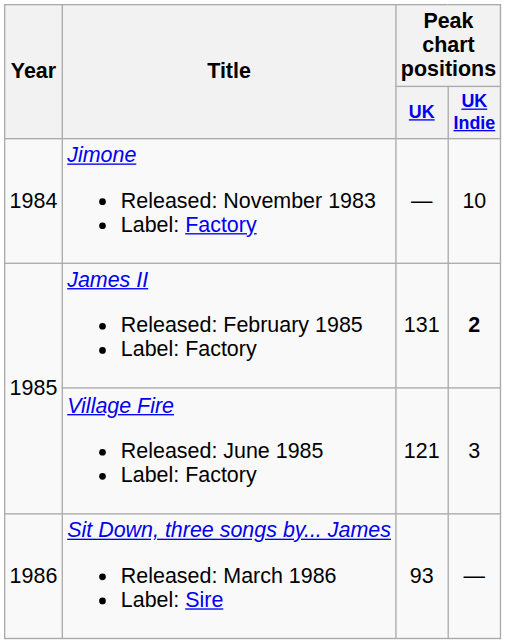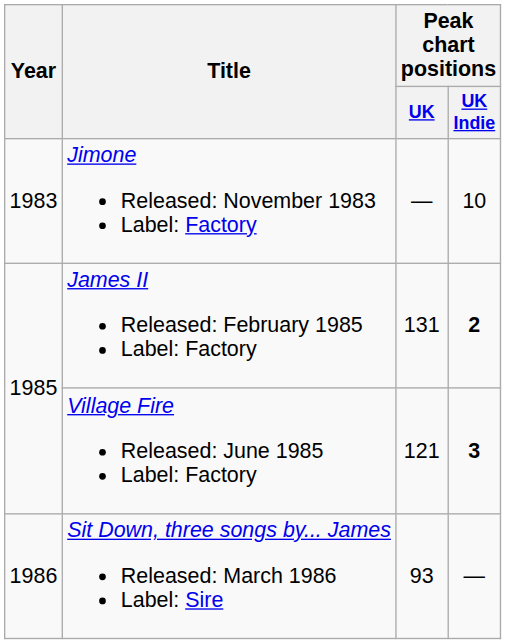(33, 200) 1984 -> (33, 200) 1983
(474, 450) normal -> (474, 450) bold
